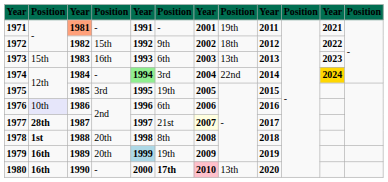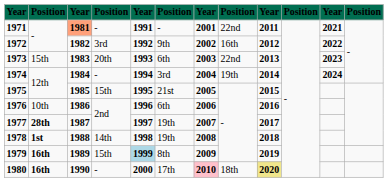(229, 28) 19th -> (230, 28) 22nd
(103, 43) 15th -> (101, 43) 3rd
(229, 43) 18th -> (229, 43) 16th
(103, 59) 16th -> (103, 59) 20th
(229, 59) 13th -> (230, 59) 22nd
(143, 75) lightgreen background -> (143, 75) no background
(230, 75) 22nd -> (229, 75) 19th
(332, 75) gold background -> (332, 75) no background
(101, 91) 3rd -> (103, 91) 15th
(166, 91) 19th -> (166, 91) 21st
(40, 106) lavender background -> (40, 106) no background
(166, 122) 21st -> (166, 122) 19th
(206, 122) lightyellow background -> (206, 122) no background
(103, 138) 20th -> (103, 138) 14th
(164, 138) 8th -> (166, 138) 19th
(103, 153) 20th -> (103, 153) 15th
(166, 153) 19th -> (164, 153) 8th
(167, 169) bold -> (166, 169) normal
(229, 169) 13th -> (229, 169) 18th
(269, 169) no background -> (269, 169) khaki background
